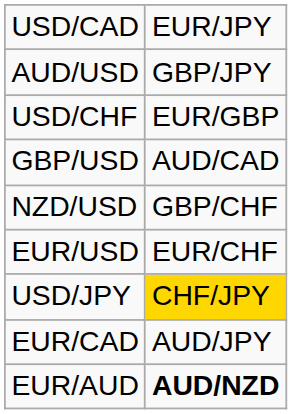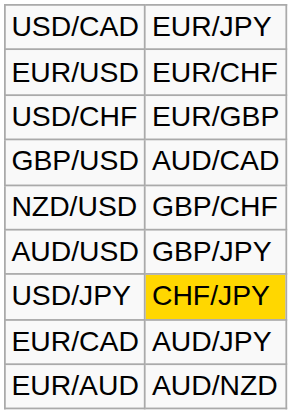rows swapped: (75, 251) <-> (75, 71)
(216, 386) bold -> (215, 386) normal
